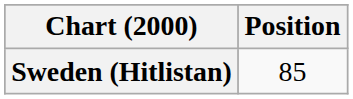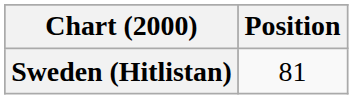(292, 70) 85 -> (292, 70) 81
